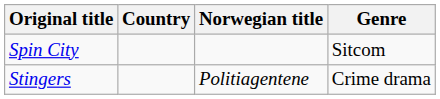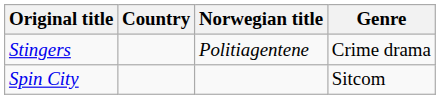rows swapped: (44, 49) <-> (40, 79)
